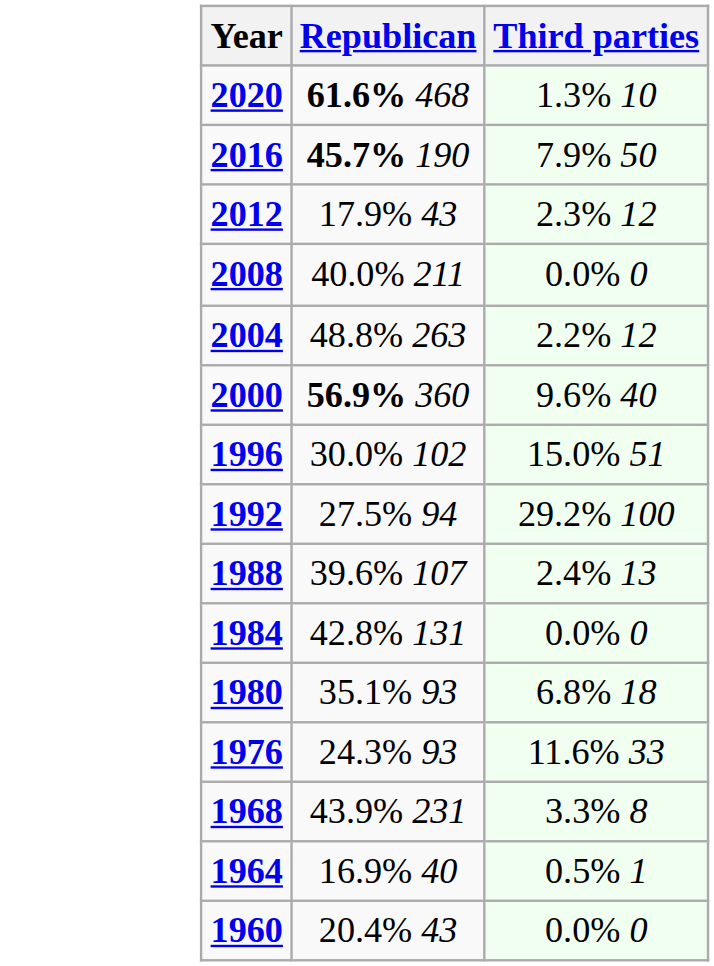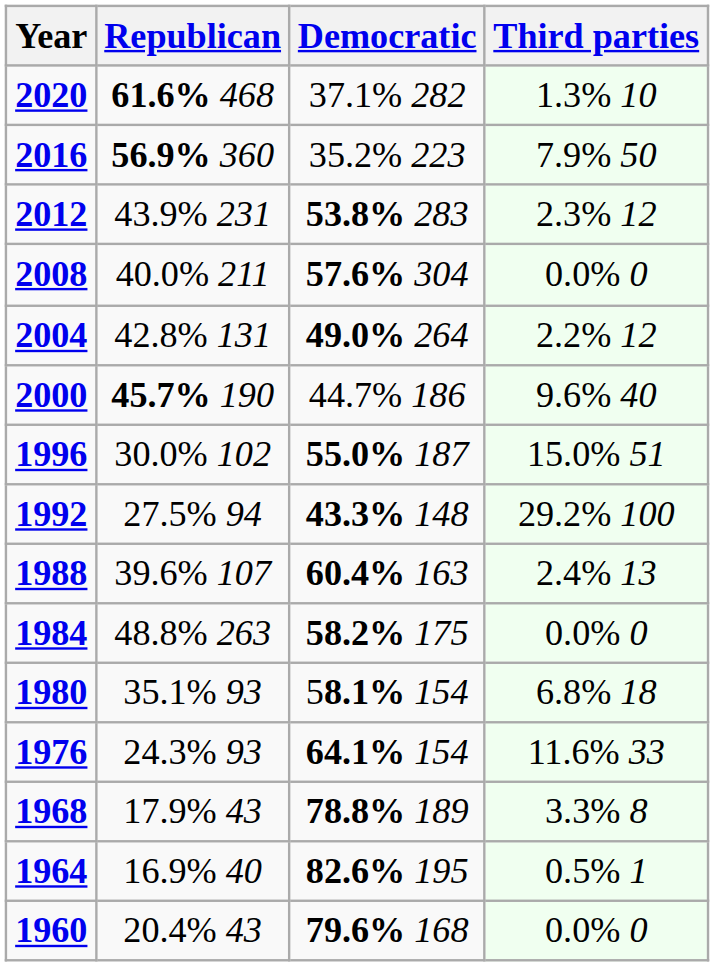+ column: (387, 35)
(388, 154) 45.7% 190 -> (193, 154) 56.9% 360
(388, 214) 17.9% 43 -> (193, 214) 43.9% 231
(388, 333) 48.8% 263 -> (193, 333) 42.8% 131
(388, 393) 56.9% 360 -> (193, 393) 45.7% 190
(388, 631) 42.8% 131 -> (193, 631) 48.8% 263
(388, 810) 43.9% 231 -> (193, 810) 17.9% 43
